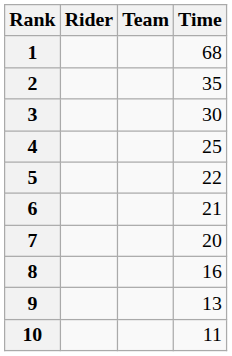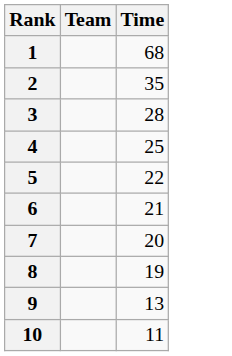- column: (89, 20)
(212, 114) 30 -> (154, 114) 28
(212, 271) 16 -> (154, 271) 19
